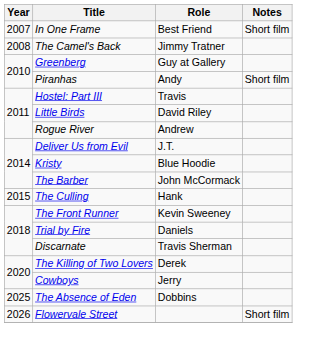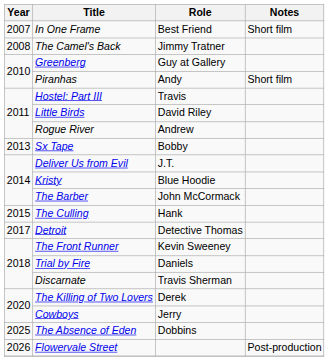+ row: (54, 146)
+ row: (51, 230)
(267, 314) Short film -> (285, 347) Post-production
